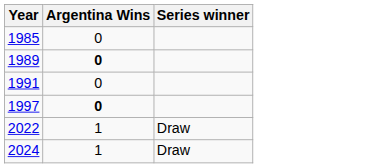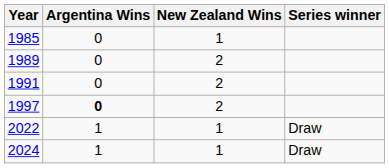+ column: (219, 15)
(98, 60) bold -> (98, 60) normal
